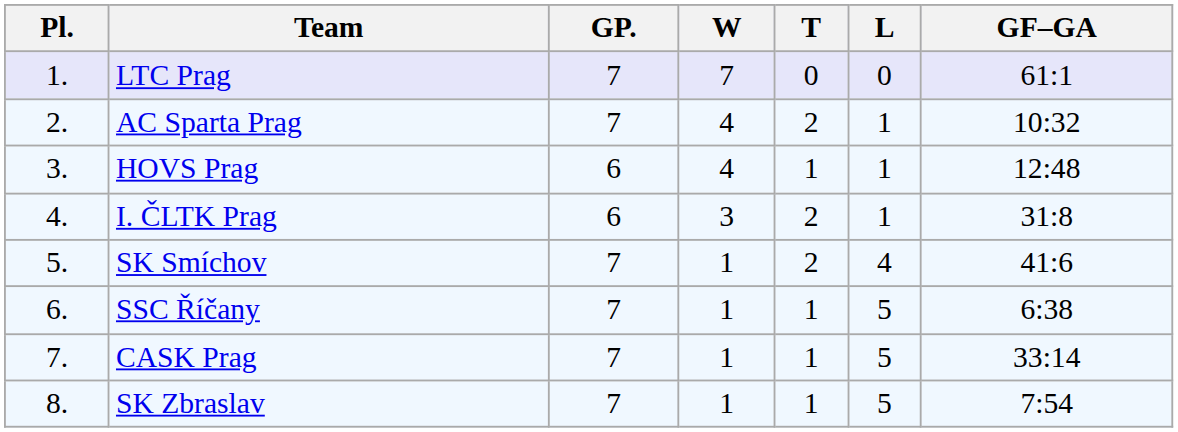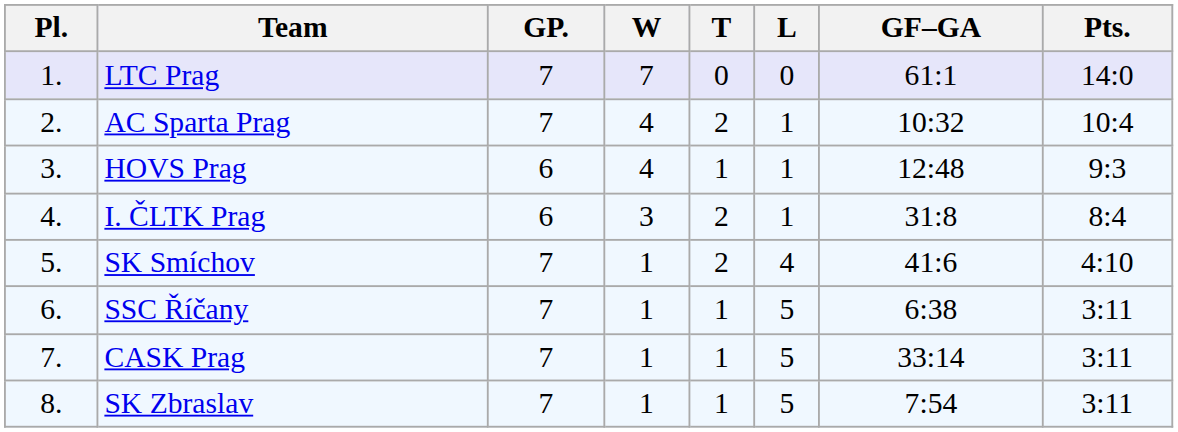+ column: (1107, 27)
